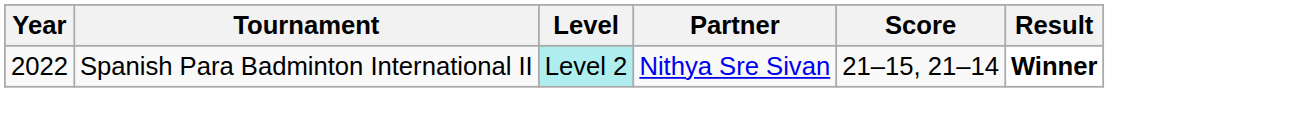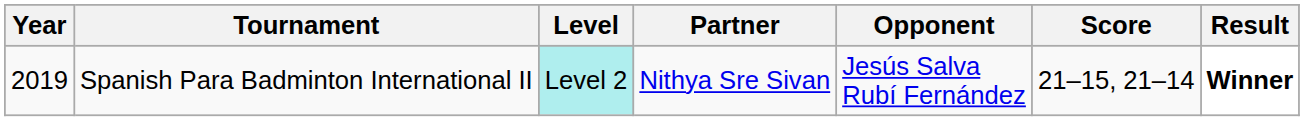+ column: (934, 26)
(39, 66) 2022 -> (39, 80) 2019
